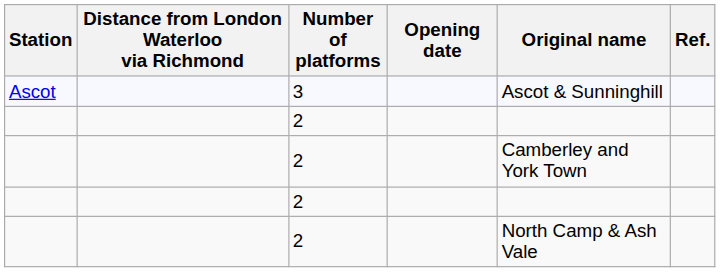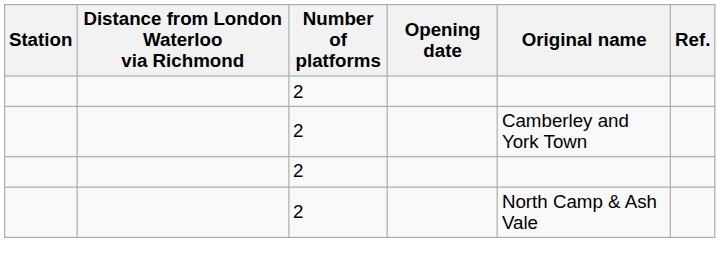- row: (32, 91)
